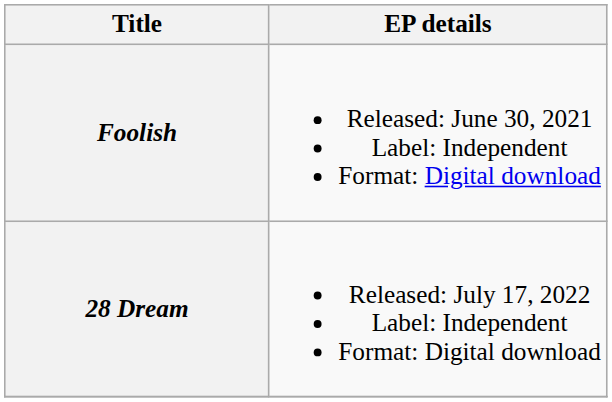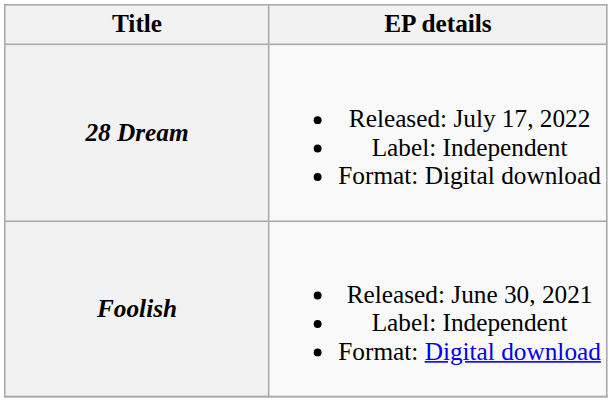rows swapped: (137, 132) <-> (137, 308)
